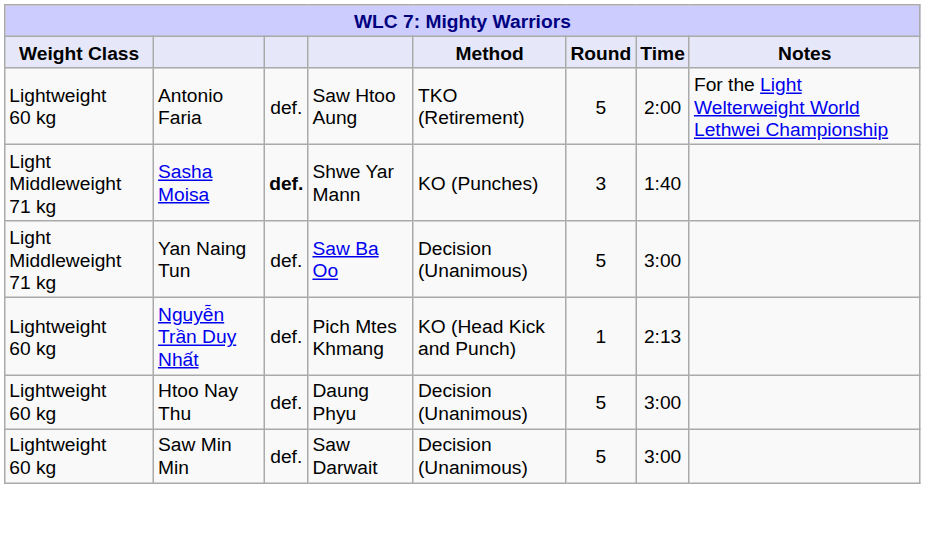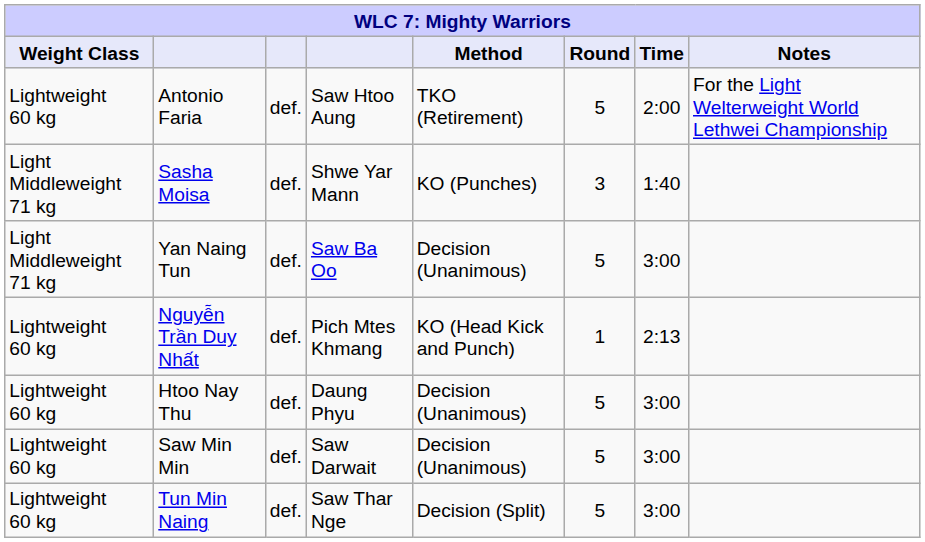(286, 183) bold -> (286, 183) normal
+ row: (193, 510)
